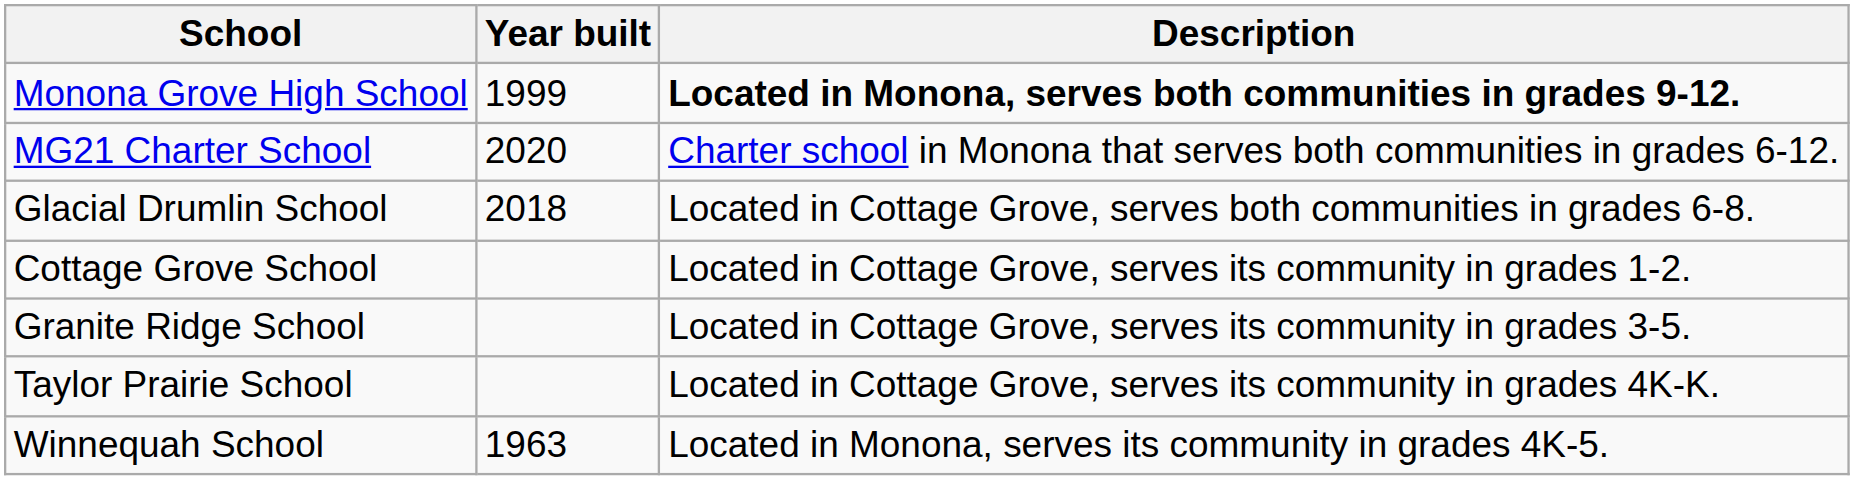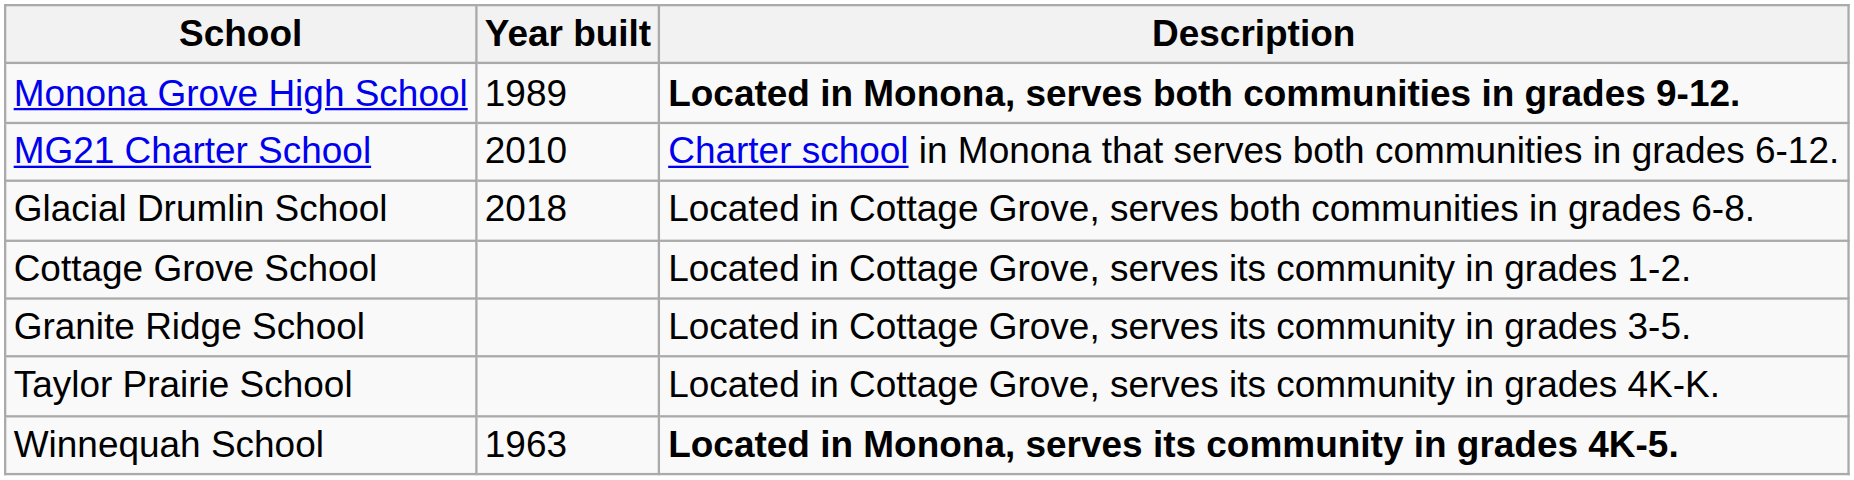(526, 92) 1999 -> (526, 92) 1989
(526, 151) 2020 -> (526, 151) 2010
(1139, 444) normal -> (1173, 444) bold
